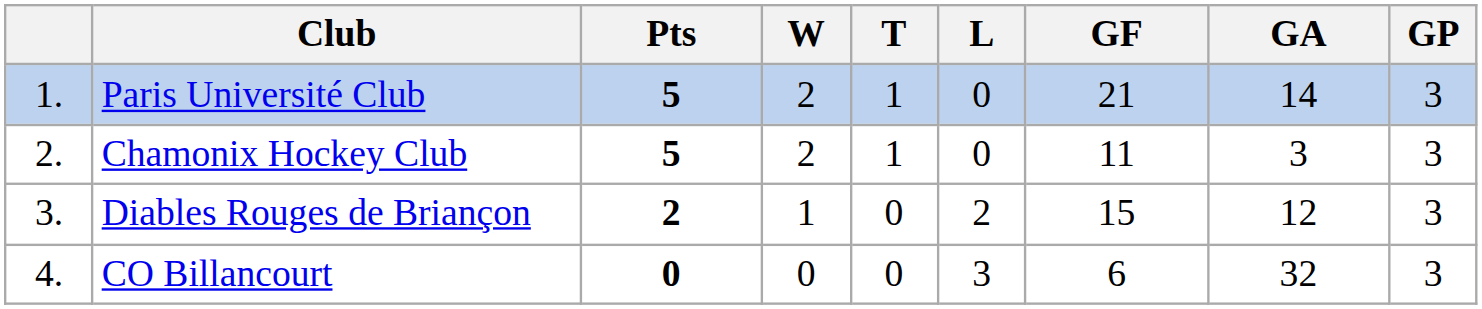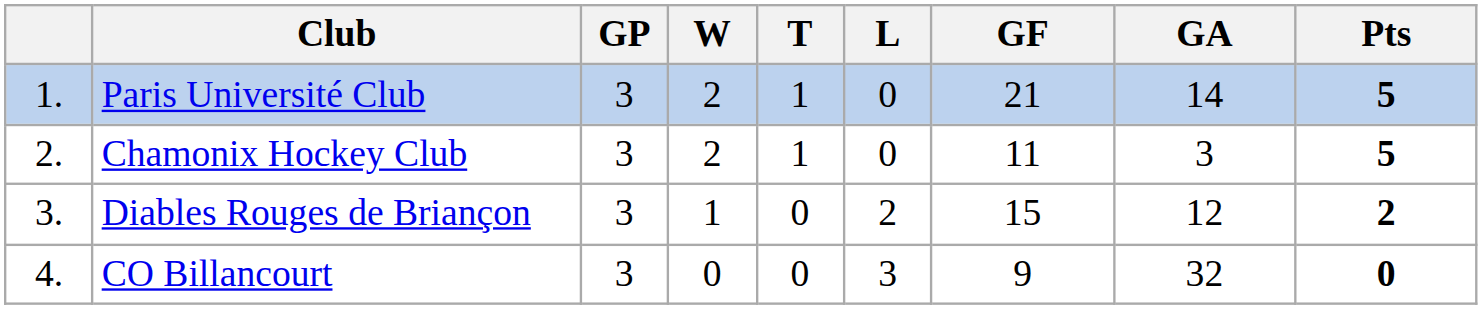columns swapped: (1433, 34) <-> (671, 34)
(1117, 272) 6 -> (1023, 272) 9
